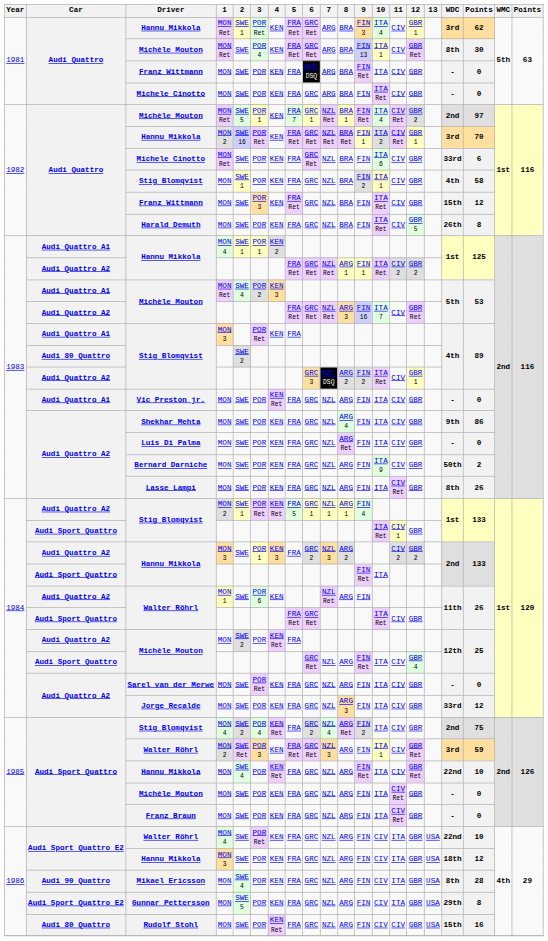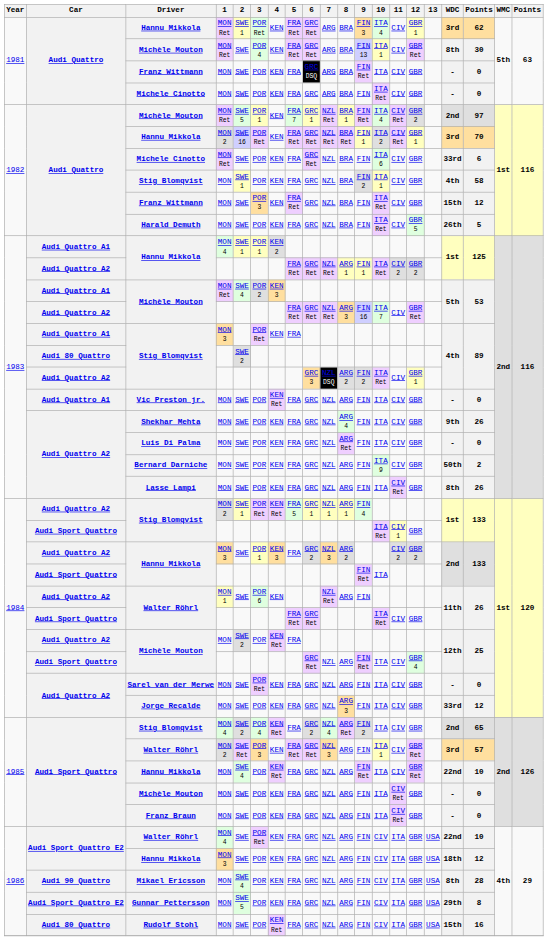(479, 225) 8 -> (479, 225) 5
(479, 422) 86 -> (479, 422) 26
(479, 728) 75 -> (479, 728) 65
(479, 750) 59 -> (479, 750) 57
(398, 925) CIV -> (398, 925) ITA
